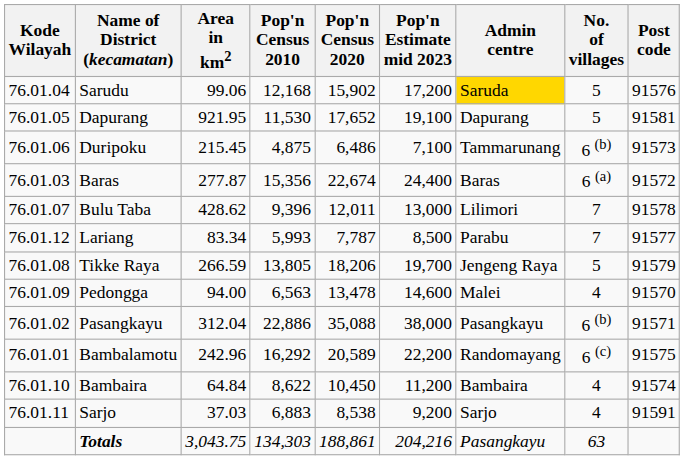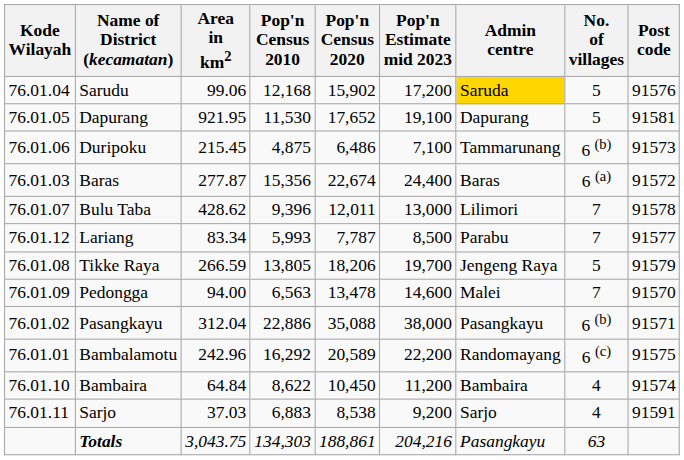(596, 292) 4 -> (596, 292) 7
